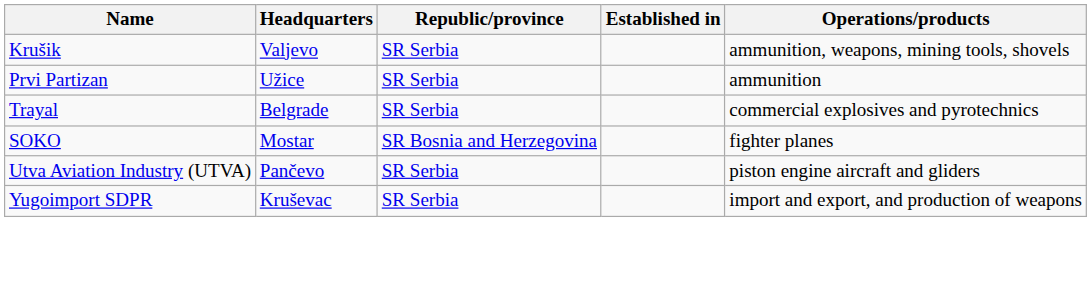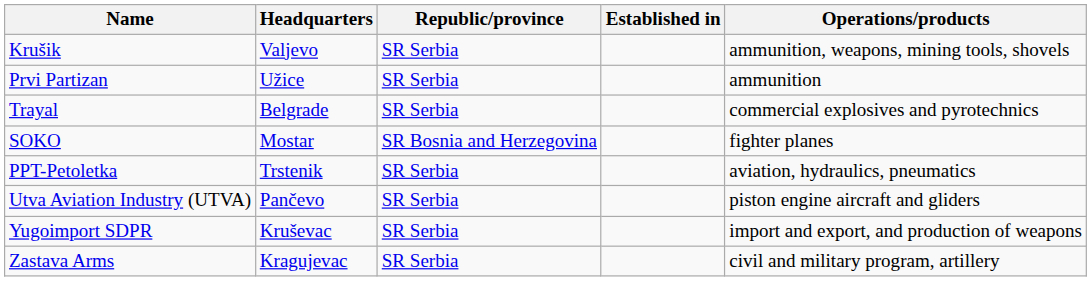+ row: (63, 170)
+ row: (62, 261)
